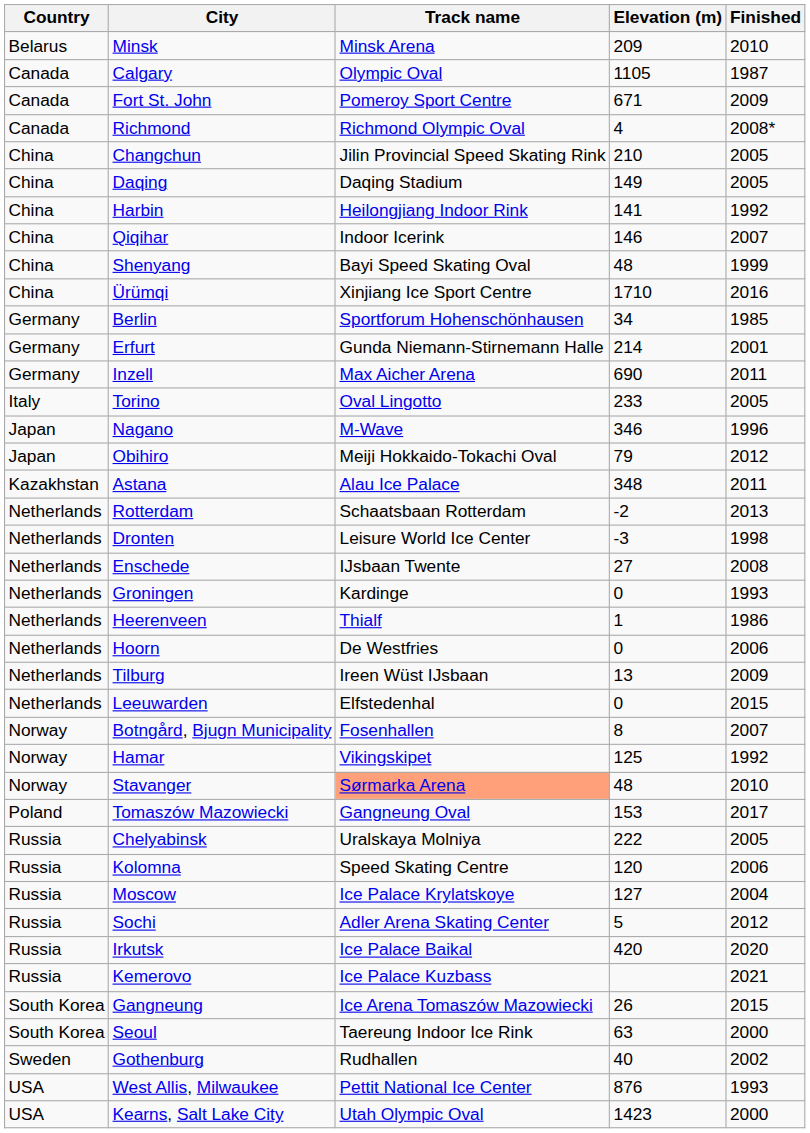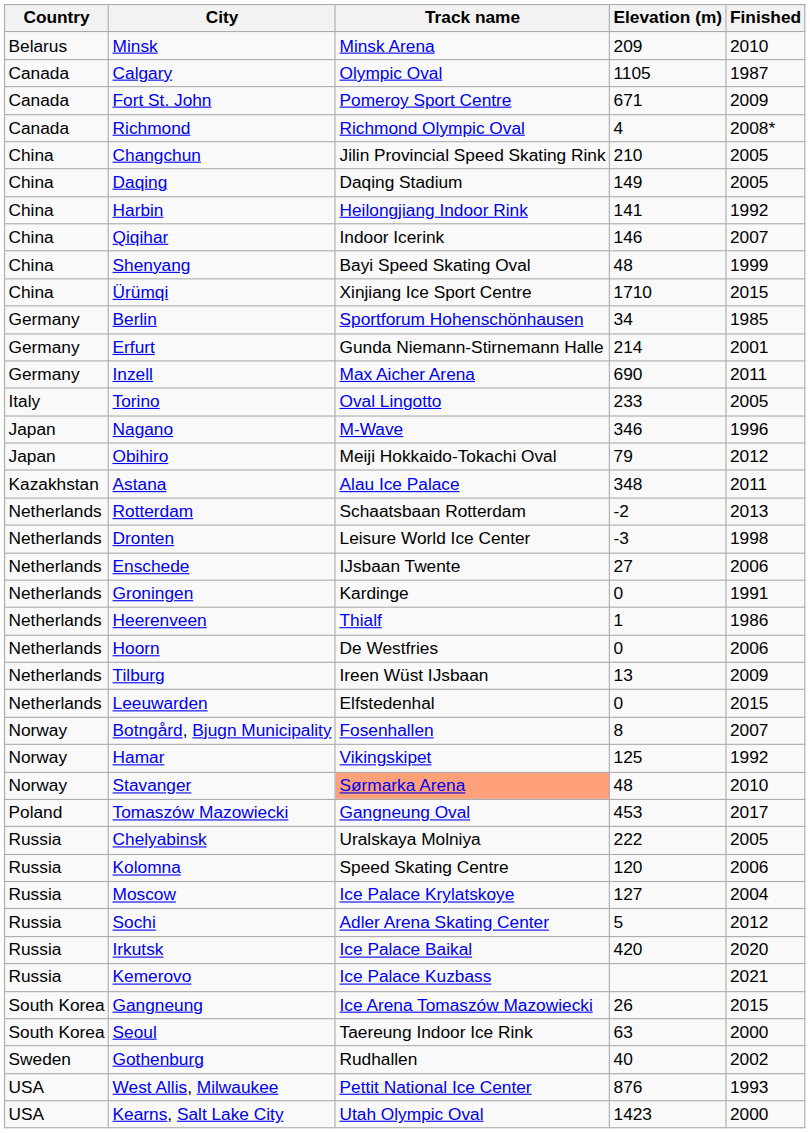(749, 292) 2016 -> (749, 292) 2015
(749, 566) 2008 -> (749, 566) 2006
(749, 593) 1993 -> (749, 593) 1991
(628, 812) 153 -> (628, 812) 453
